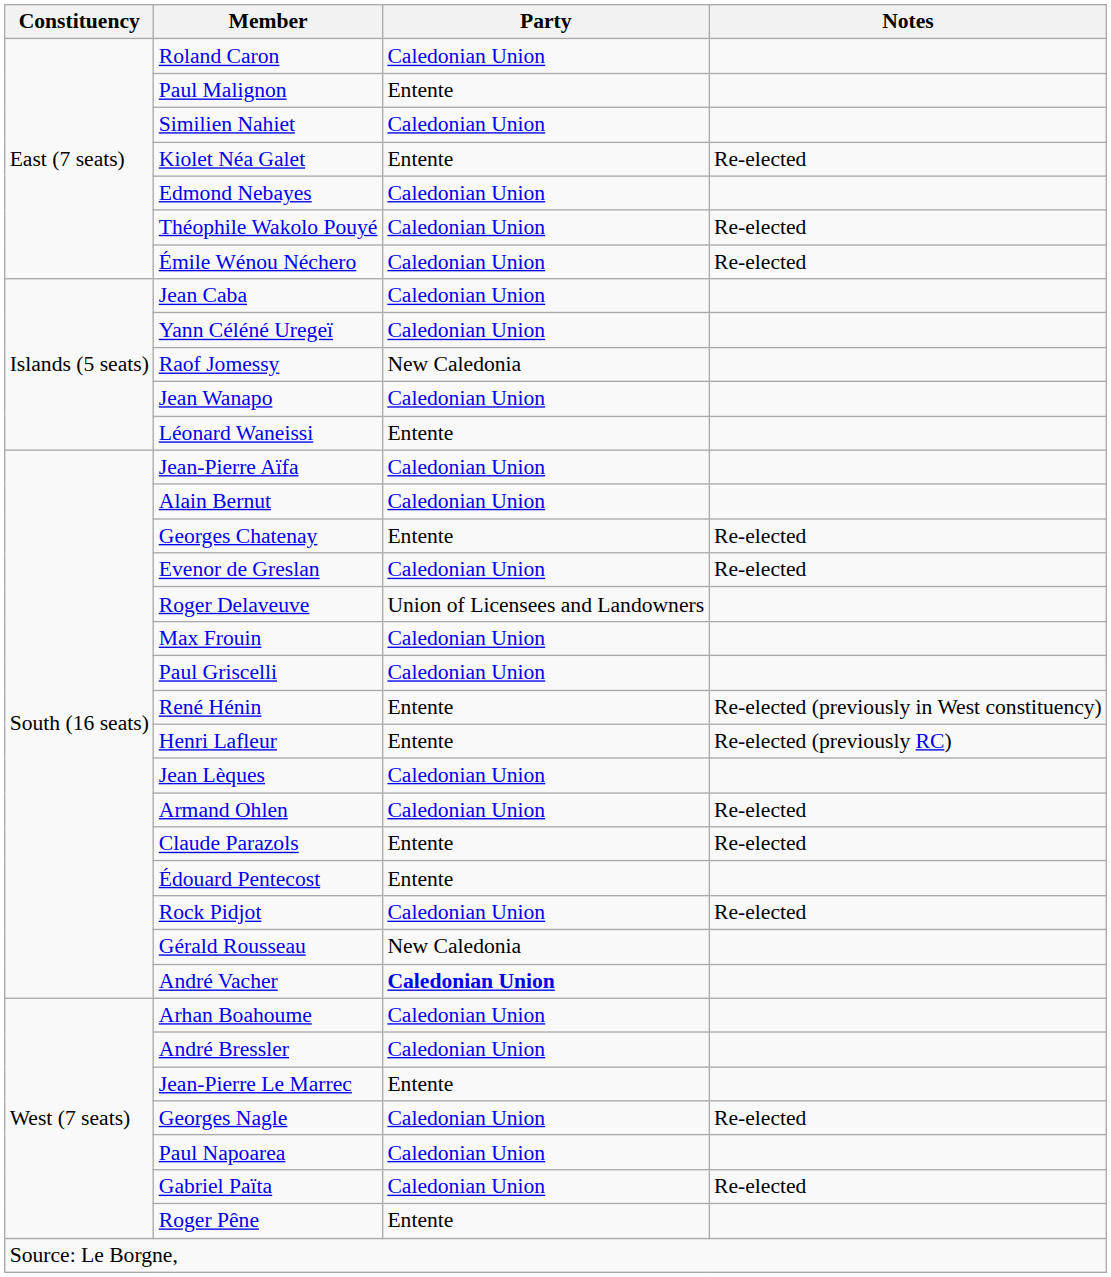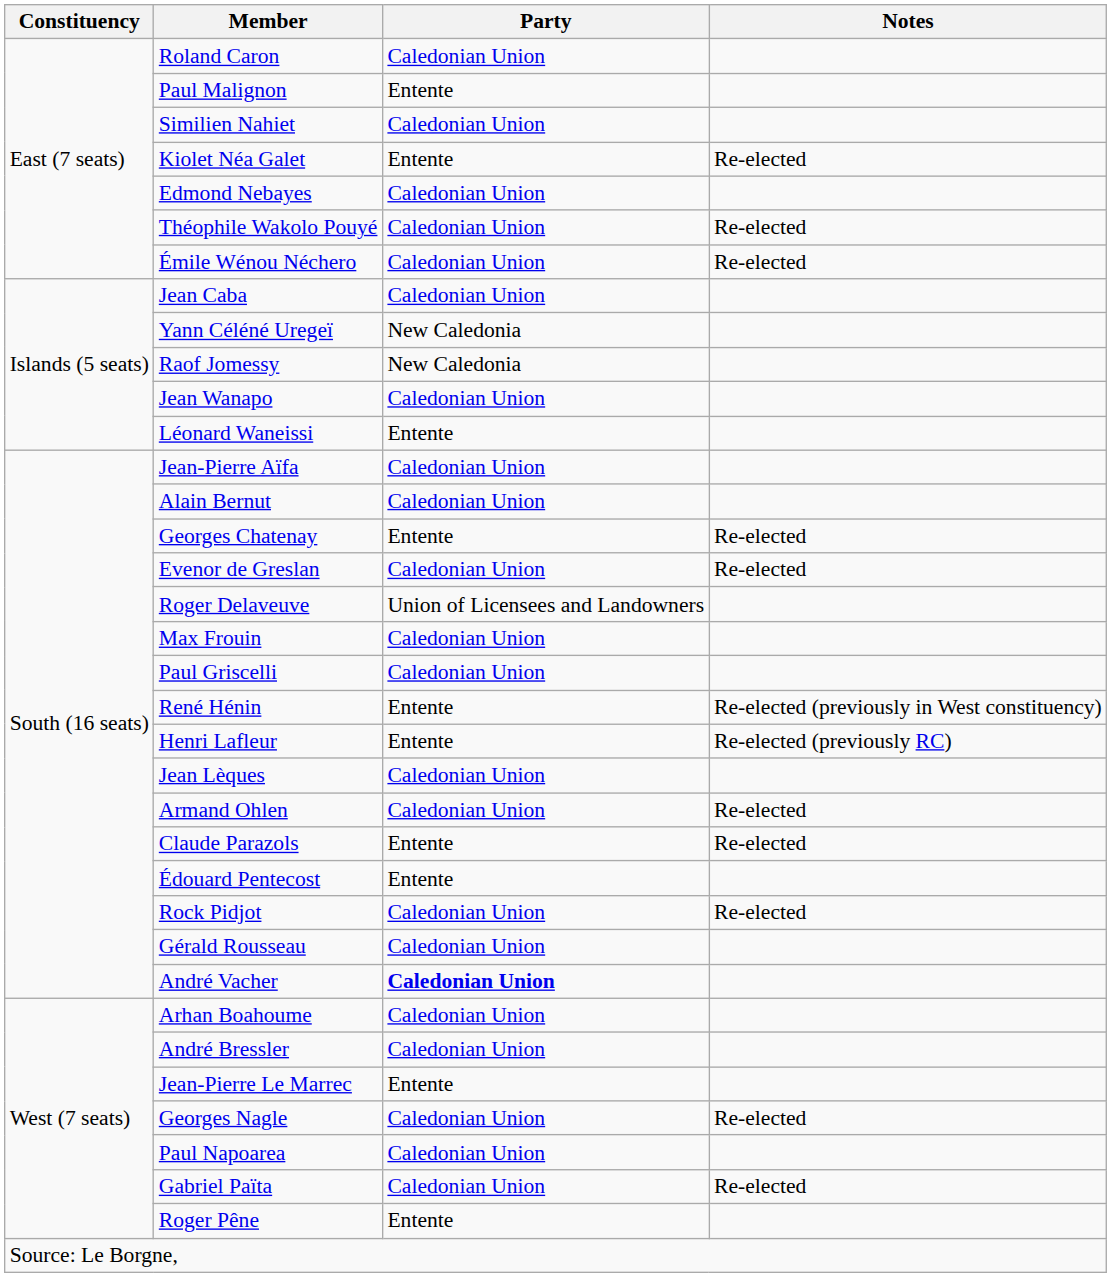(466, 329) Caledonian Union -> (454, 329) New Caledonia
(454, 946) New Caledonia -> (466, 946) Caledonian Union
